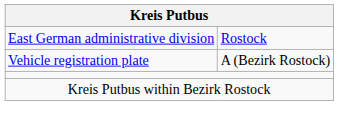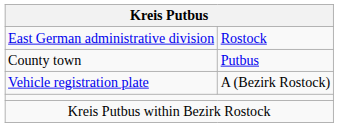+ row: (45, 60)
